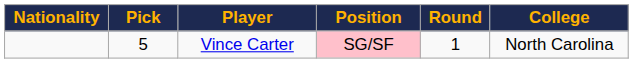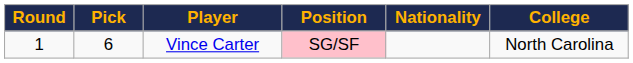columns swapped: (455, 17) <-> (57, 17)
(143, 44) 5 -> (109, 44) 6
